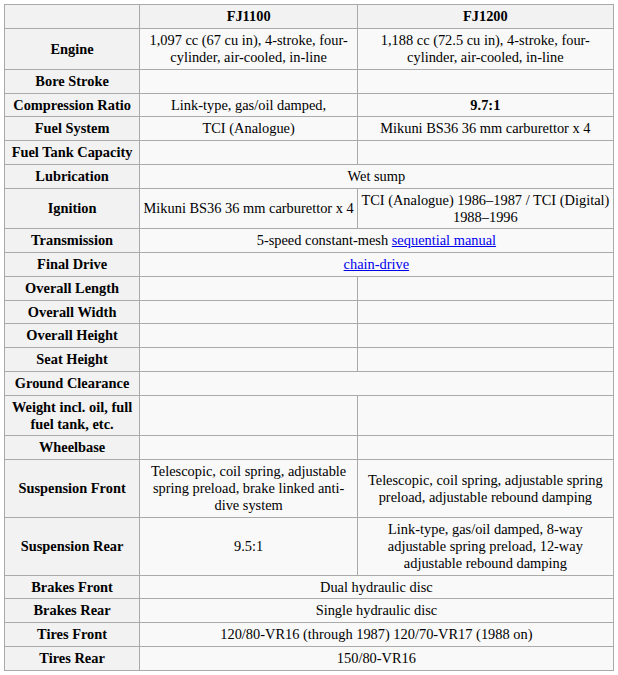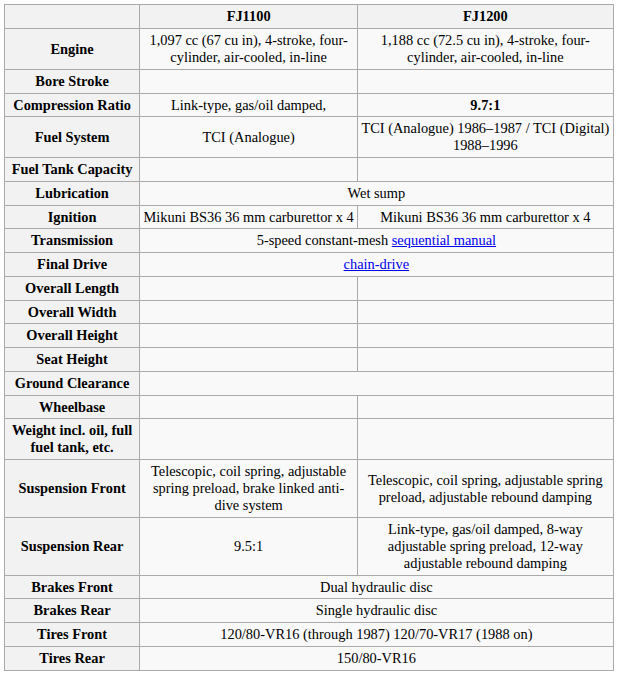(485, 128) Mikuni BS36 36 mm carburettor x 4 -> (485, 137) TCI (Analogue) 1986–1987 / TCI (Digital) 1988–1996
(485, 208) TCI (Analogue) 1986–1987 / TCI (Digital) 1988–1996 -> (485, 217) Mikuni BS36 36 mm carburettor x 4
rows swapped: (72, 447) <-> (72, 415)
